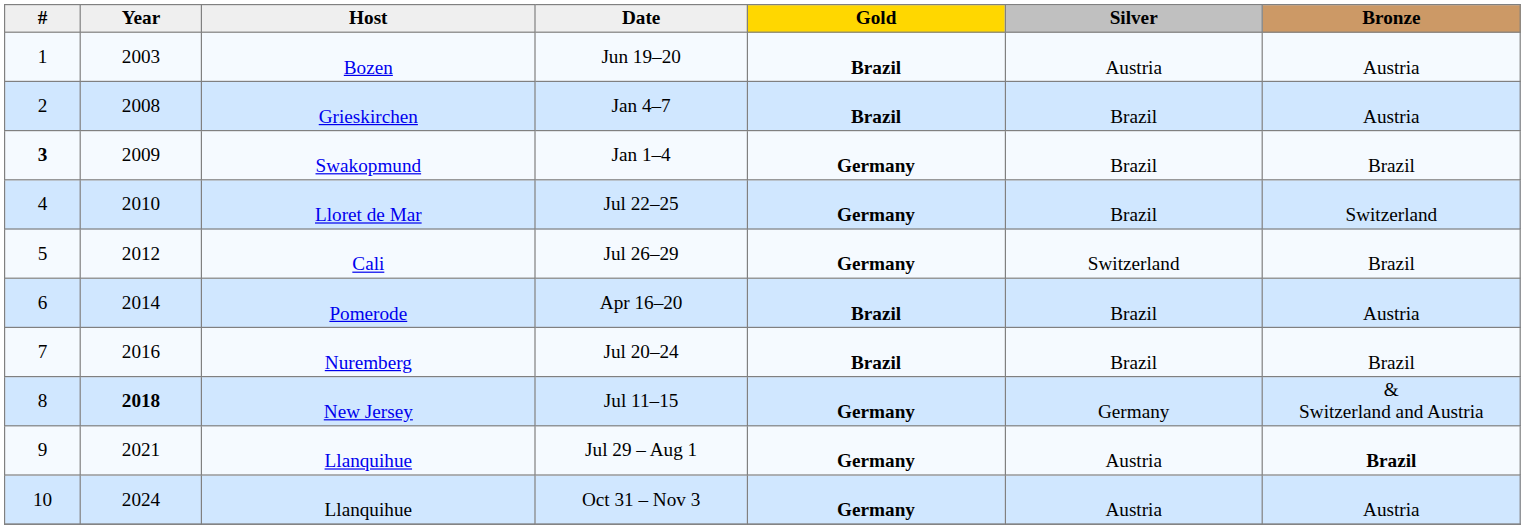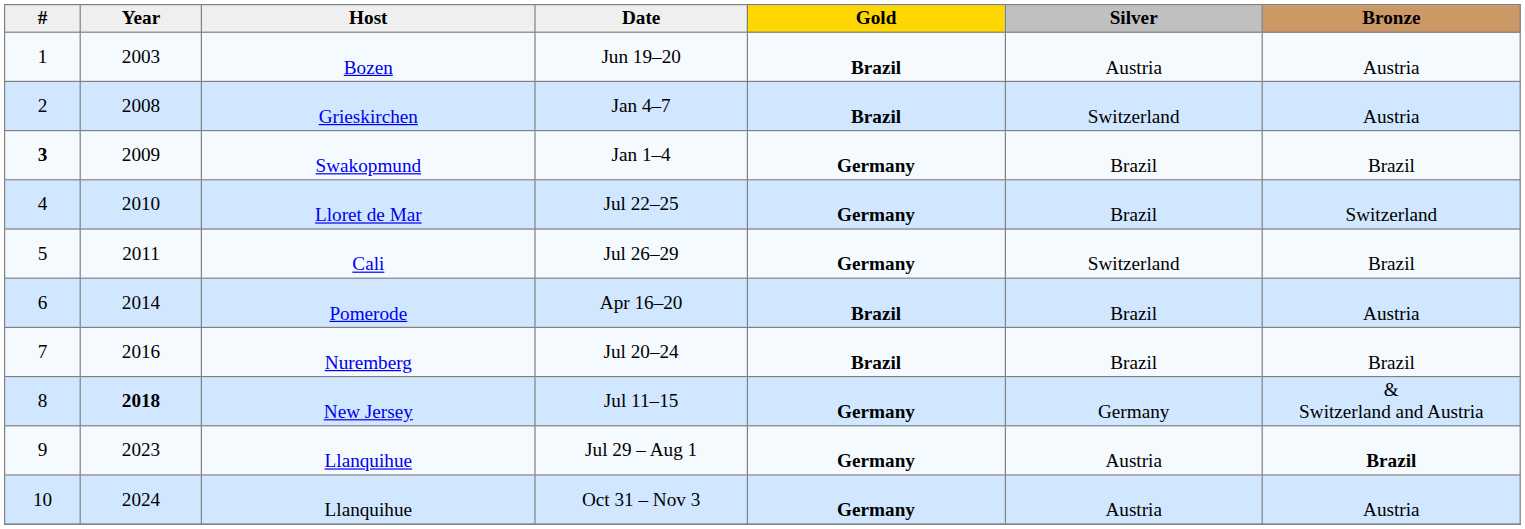(1134, 116) Brazil -> (1134, 116) Switzerland
(141, 253) 2012 -> (141, 253) 2011
(141, 450) 2021 -> (141, 450) 2023
